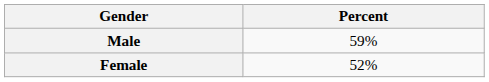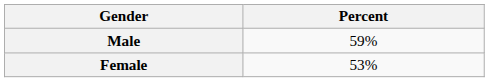(363, 64) 52% -> (363, 64) 53%
